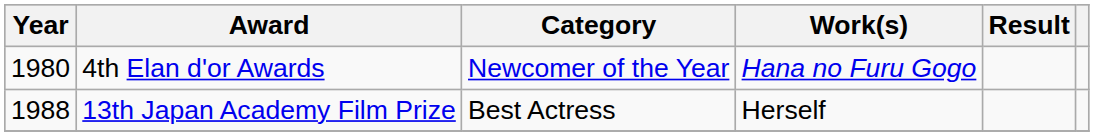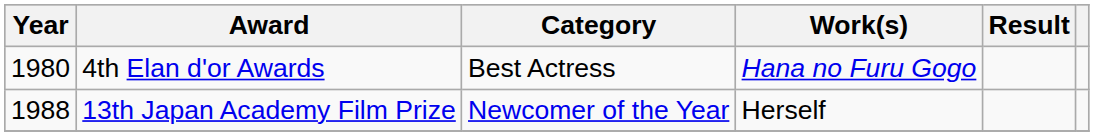(599, 67) Newcomer of the Year -> (542, 67) Best Actress
(542, 109) Best Actress -> (599, 109) Newcomer of the Year
